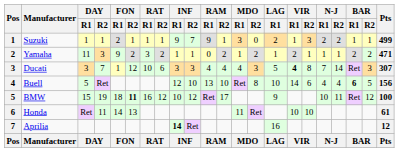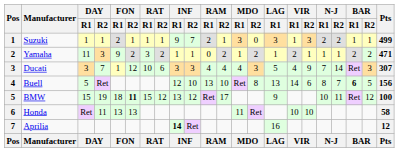(209, 39) 9 -> (209, 39) 2
(275, 39) 2 -> (275, 39) 3
(294, 68) bold -> (294, 68) normal
(309, 68) 8 -> (309, 68) 9
(275, 83) 10 -> (275, 83) 13
(324, 83) 4 -> (324, 83) 8
(339, 83) 4 -> (339, 83) 7
(147, 97) 16 -> (147, 97) 15
(177, 97) 10 -> (177, 97) 13
(118, 111) 14 -> (118, 111) 13
(386, 111) 61 -> (386, 111) 58
